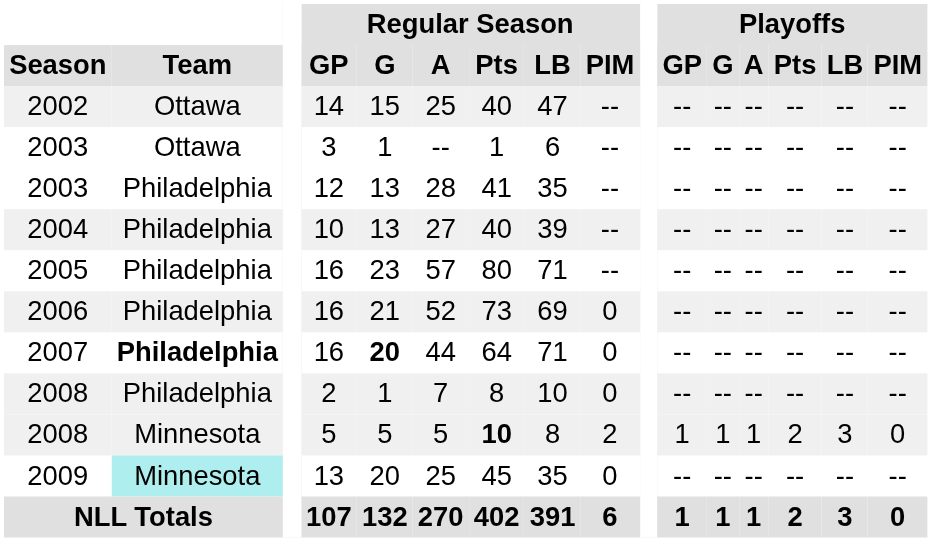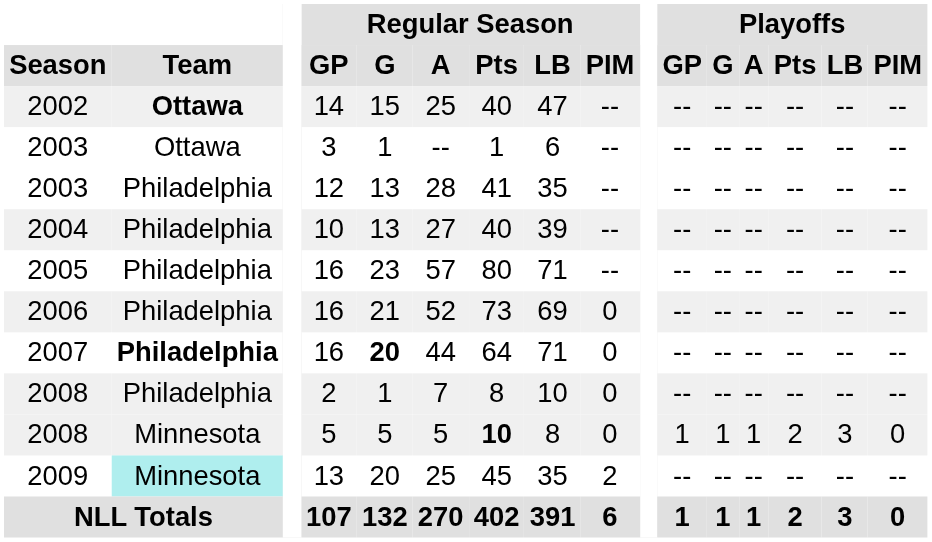(197, 106) normal -> (197, 106) bold
(610, 434) 2 -> (610, 434) 0
(610, 475) 0 -> (610, 475) 2
